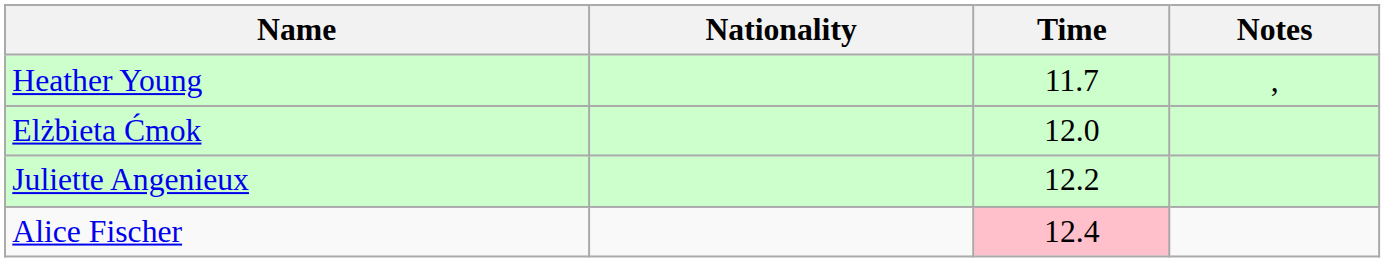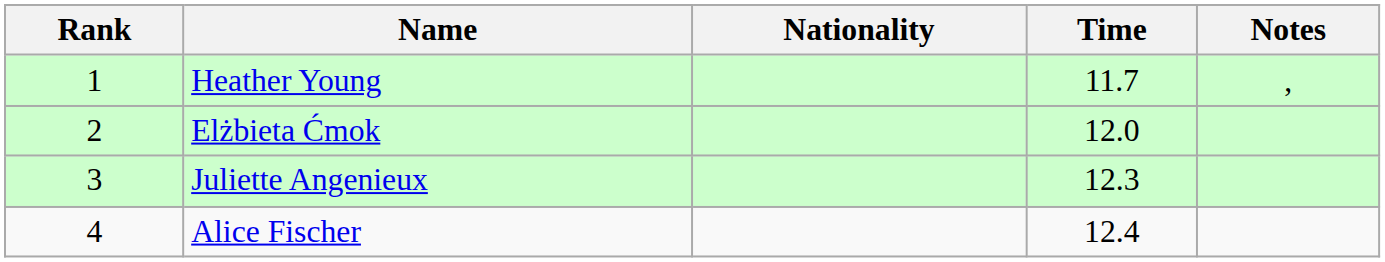+ column: (94, 29)
(1072, 180) 12.2 -> (1112, 180) 12.3
(1072, 230) pink background -> (1112, 230) no background
